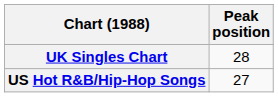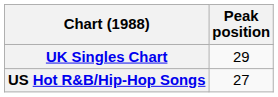(241, 56) 28 -> (241, 56) 29
